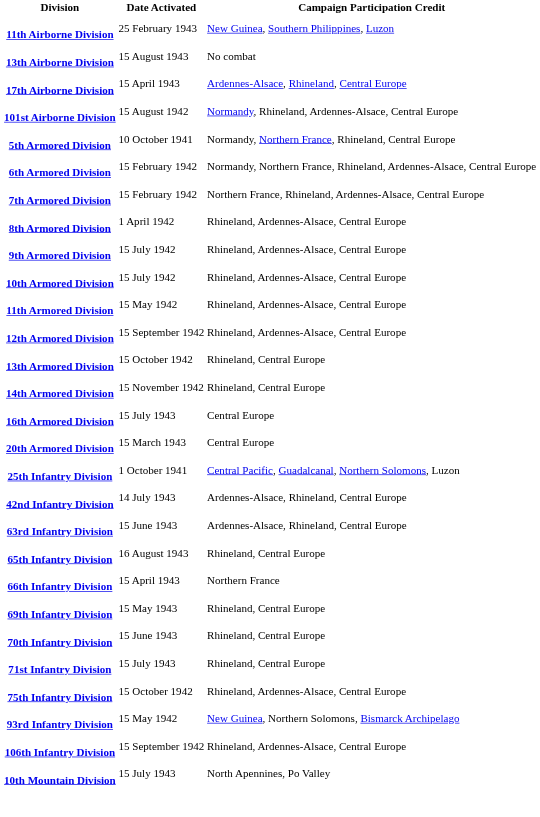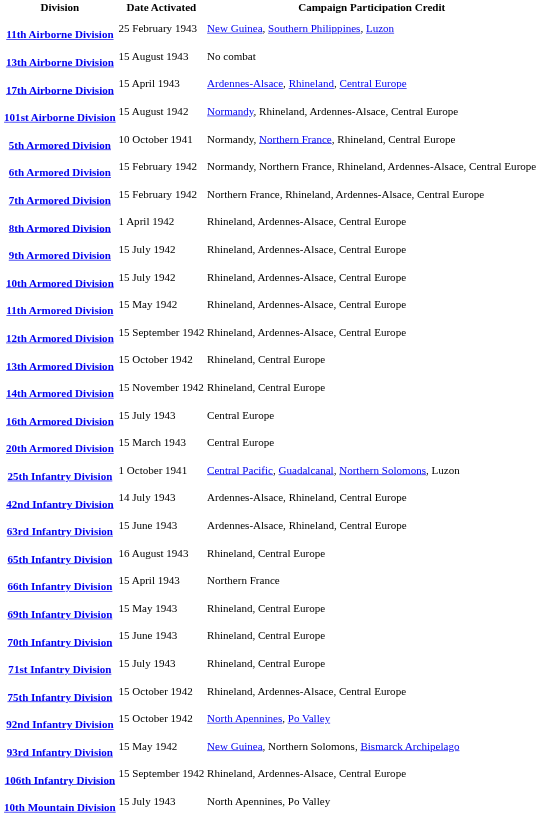+ row: (60, 725)
